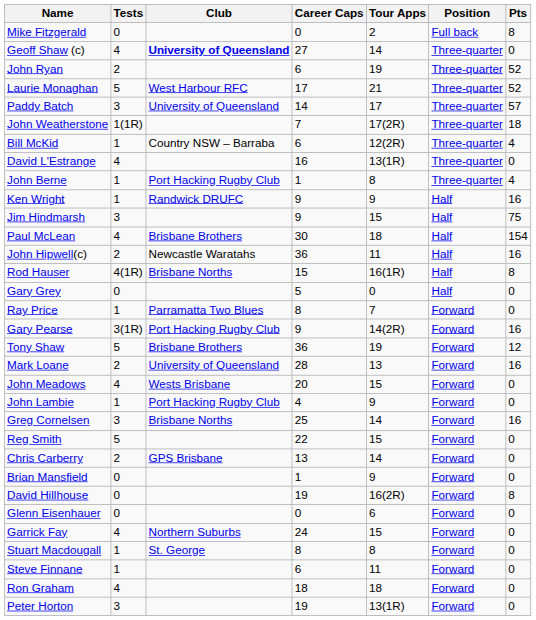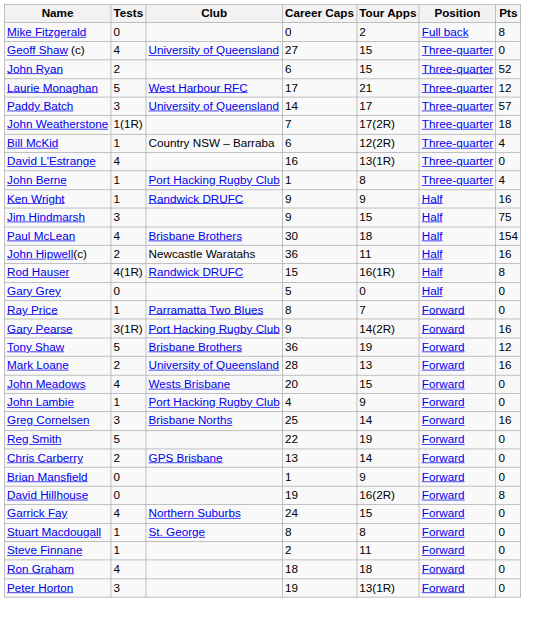(219, 50) bold -> (214, 50) normal
(375, 50) 14 -> (366, 50) 15
(375, 69) 19 -> (366, 69) 15
(515, 87) 52 -> (505, 87) 12
(190, 273) Brisbane Norths -> (196, 273) Randwick DRUFC
(375, 439) 15 -> (366, 439) 19
- row: (54, 513)
(298, 569) 6 -> (288, 550) 2
